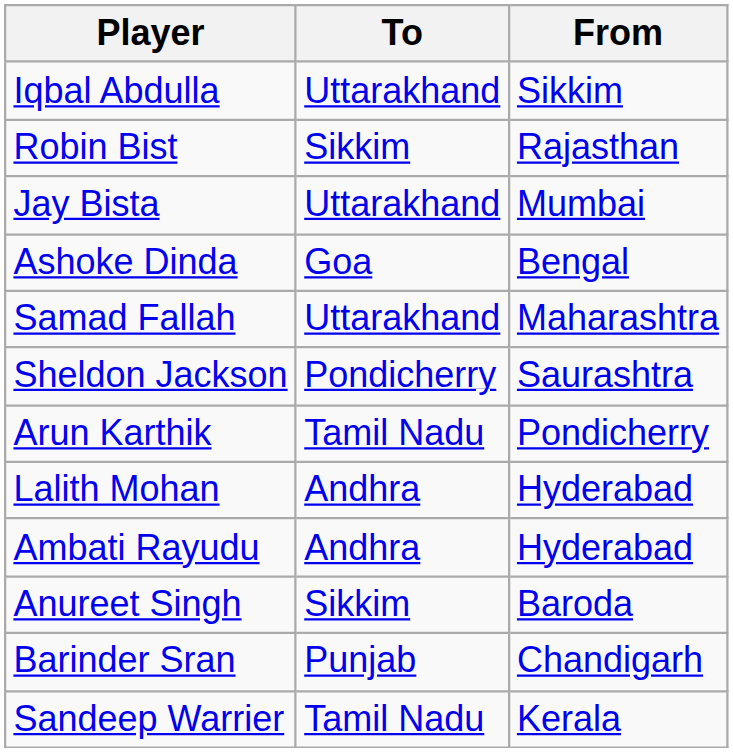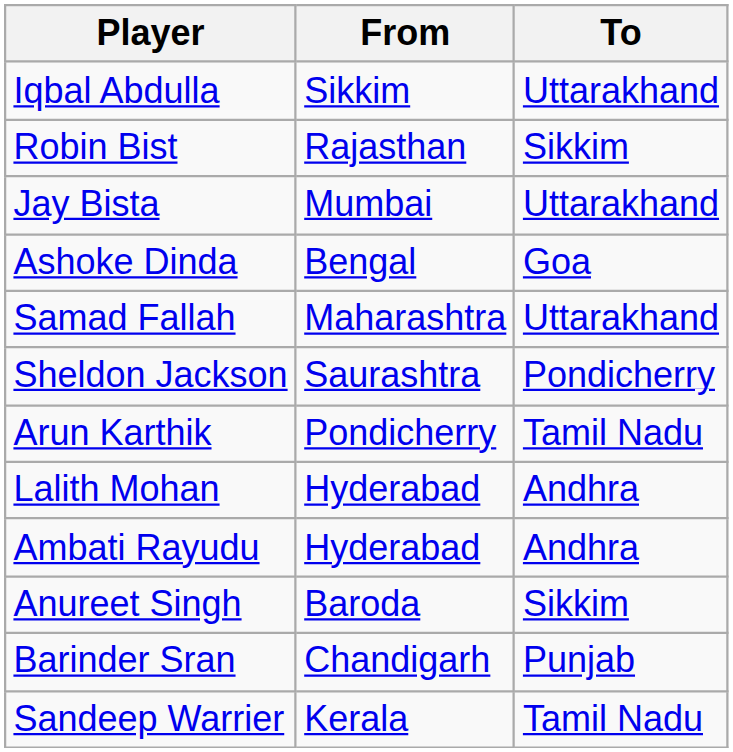columns swapped: (618, 33) <-> (402, 33)
